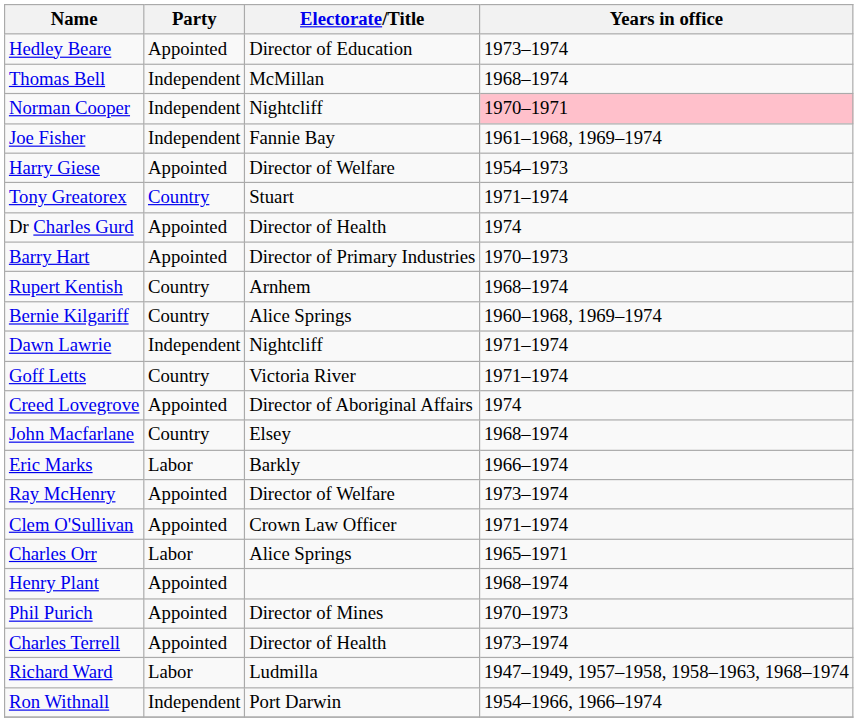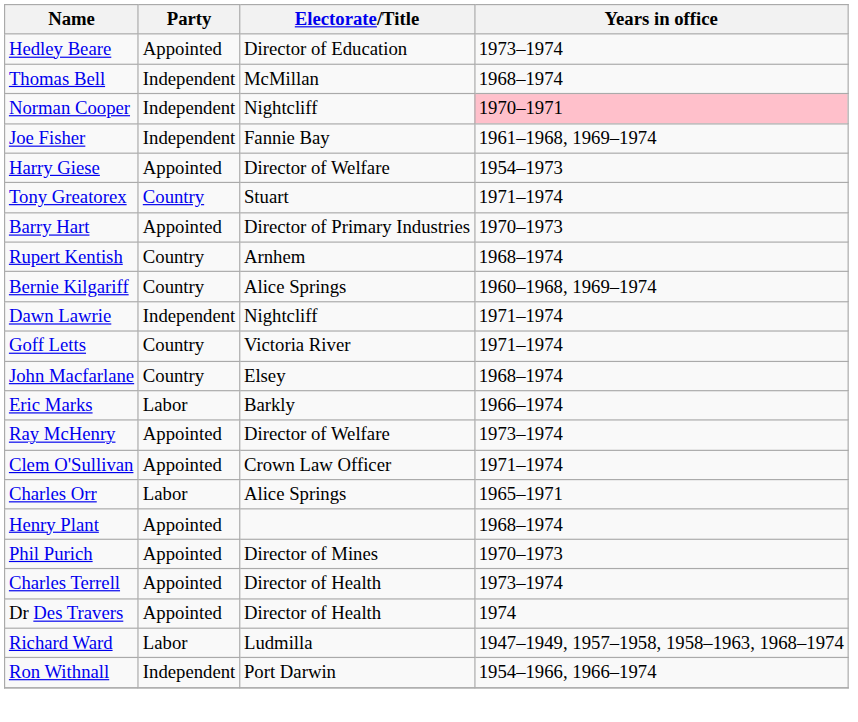- row: (71, 227)
- row: (74, 405)
+ row: (66, 613)
